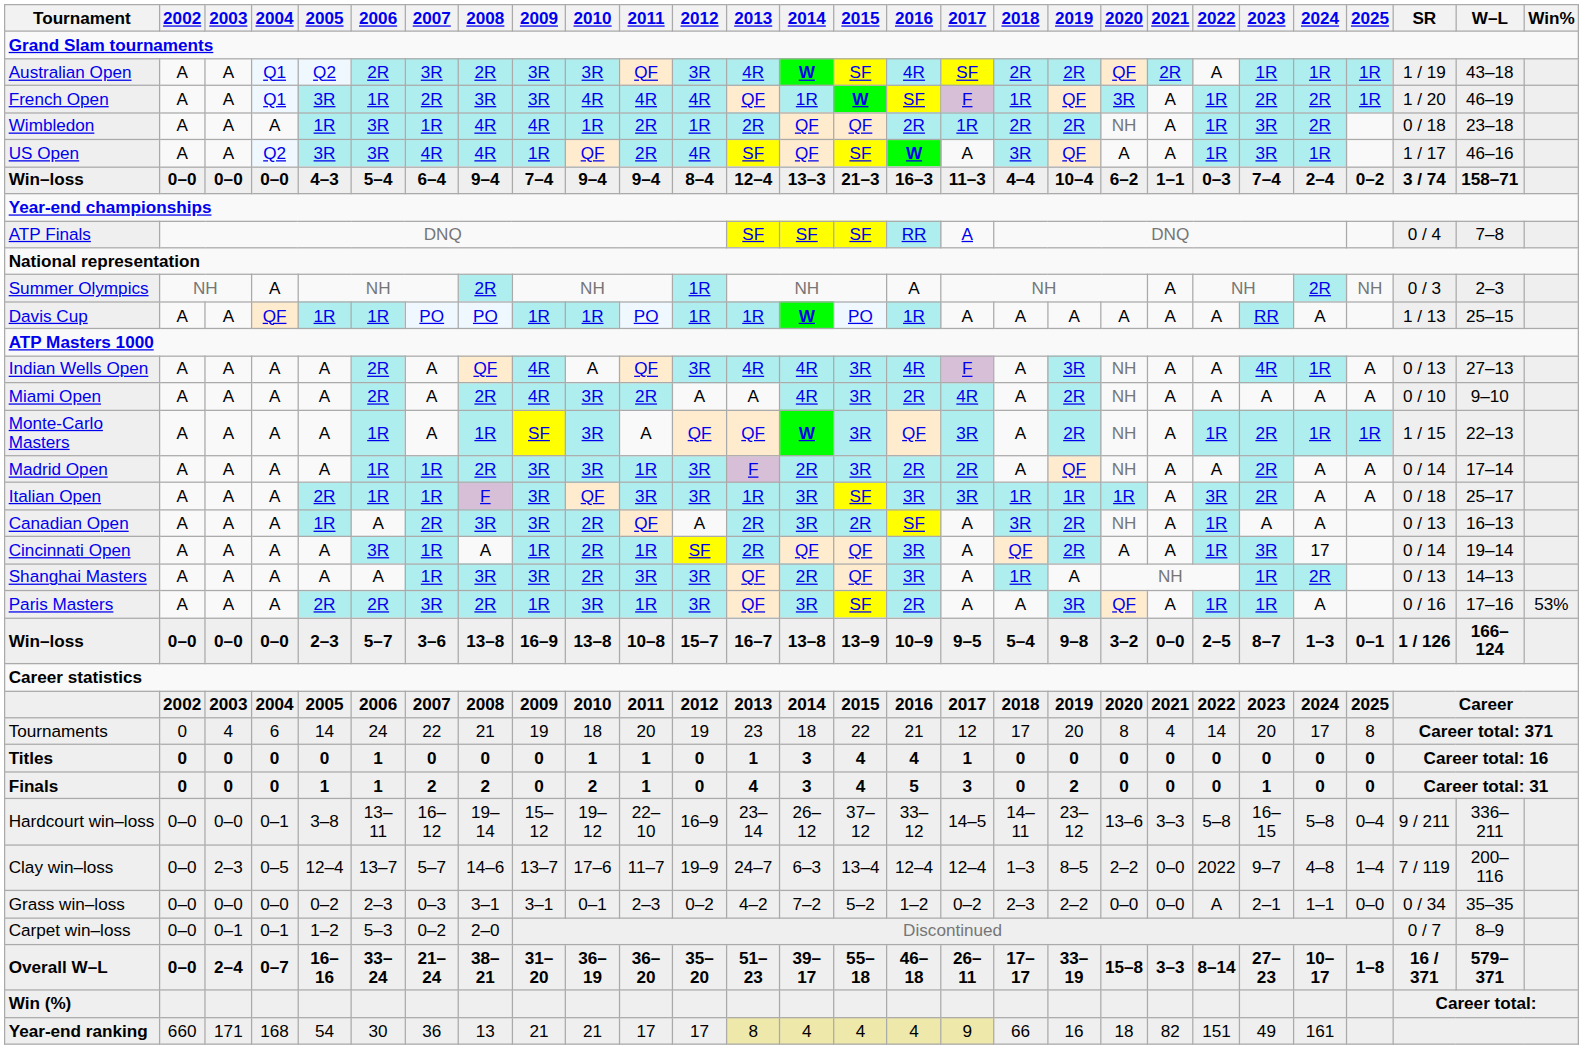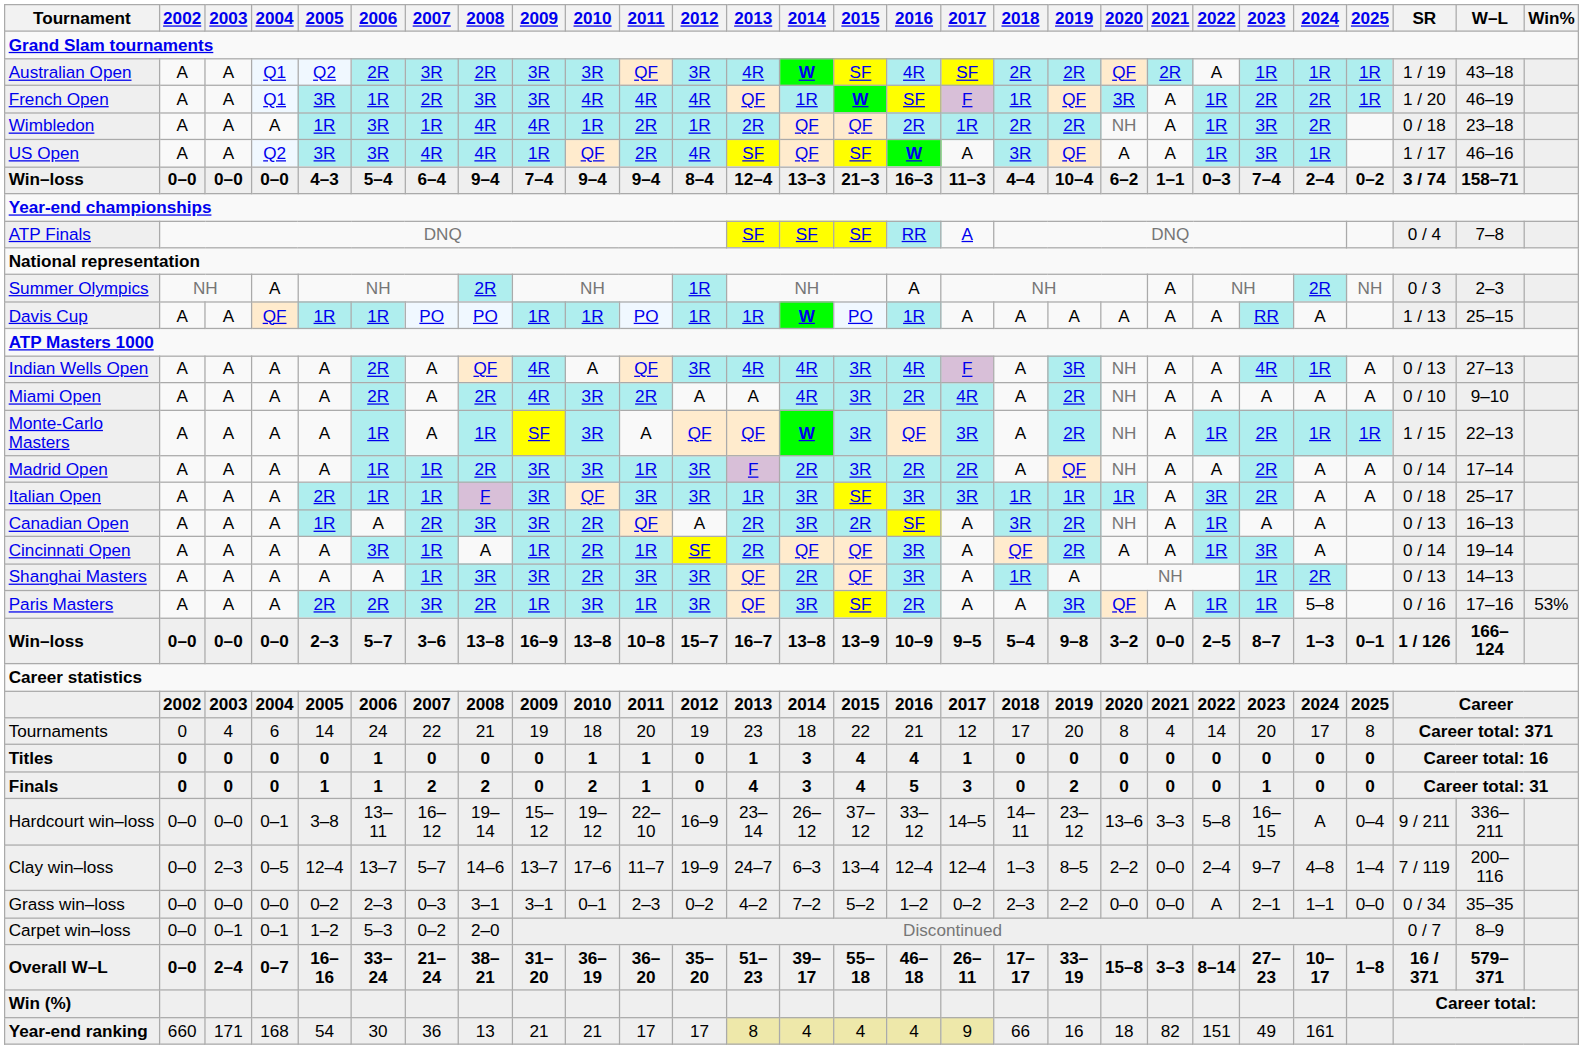(1320, 550) 17 -> (1320, 550) A
(1320, 604) A -> (1320, 604) 5–8
(1320, 821) 5–8 -> (1320, 821) A
(1216, 867) 2022 -> (1216, 867) 2–4
